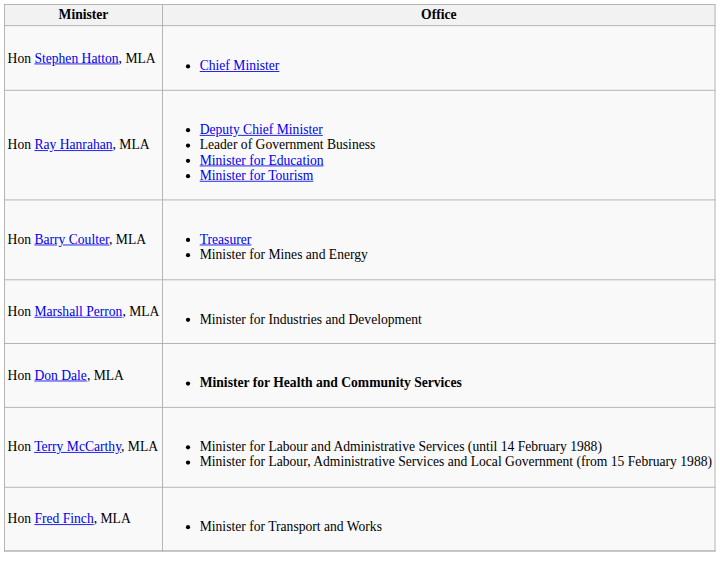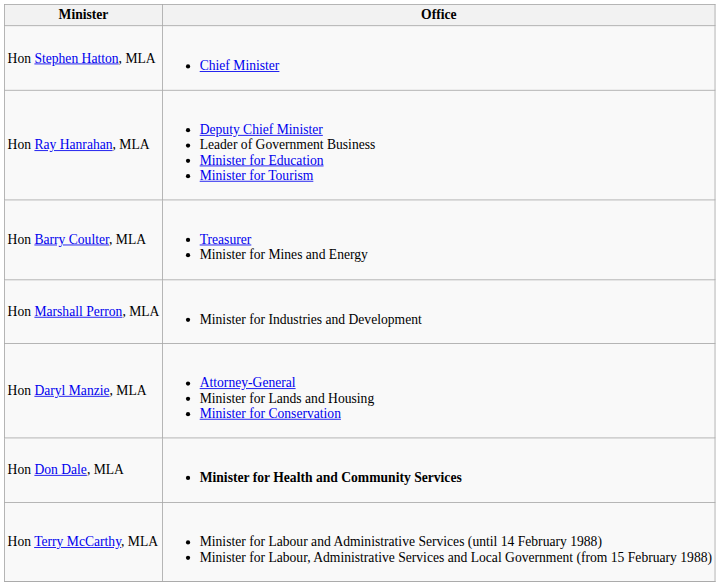+ row: (77, 390)
- row: (69, 519)
